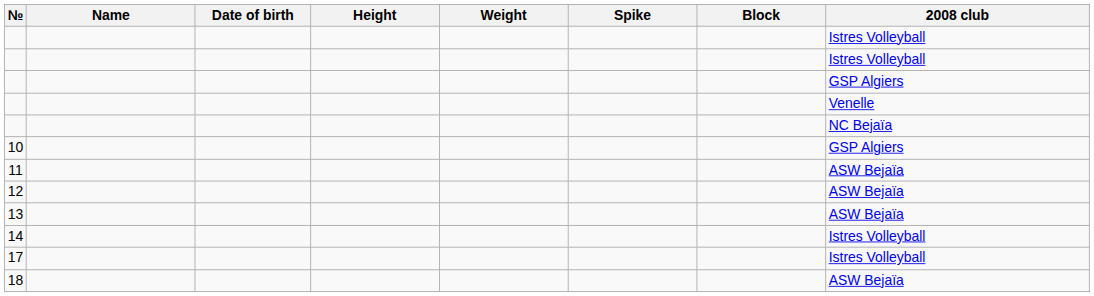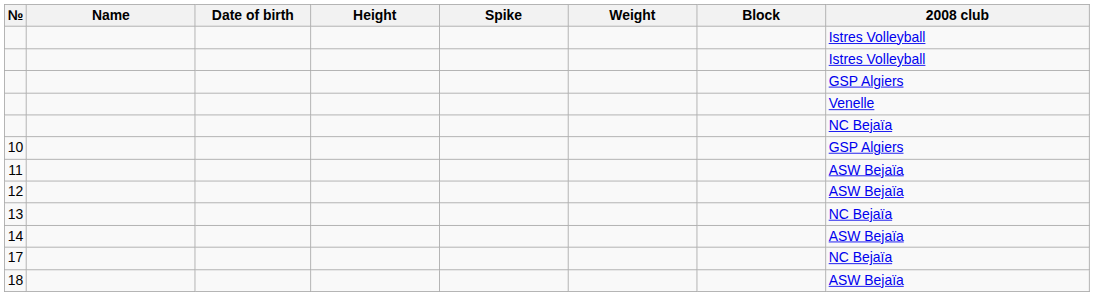columns swapped: (504, 15) <-> (632, 15)
(866, 214) ASW Bejaïa -> (860, 214) NC Bejaïa
(877, 236) Istres Volleyball -> (866, 236) ASW Bejaïa
(877, 258) Istres Volleyball -> (860, 258) NC Bejaïa
